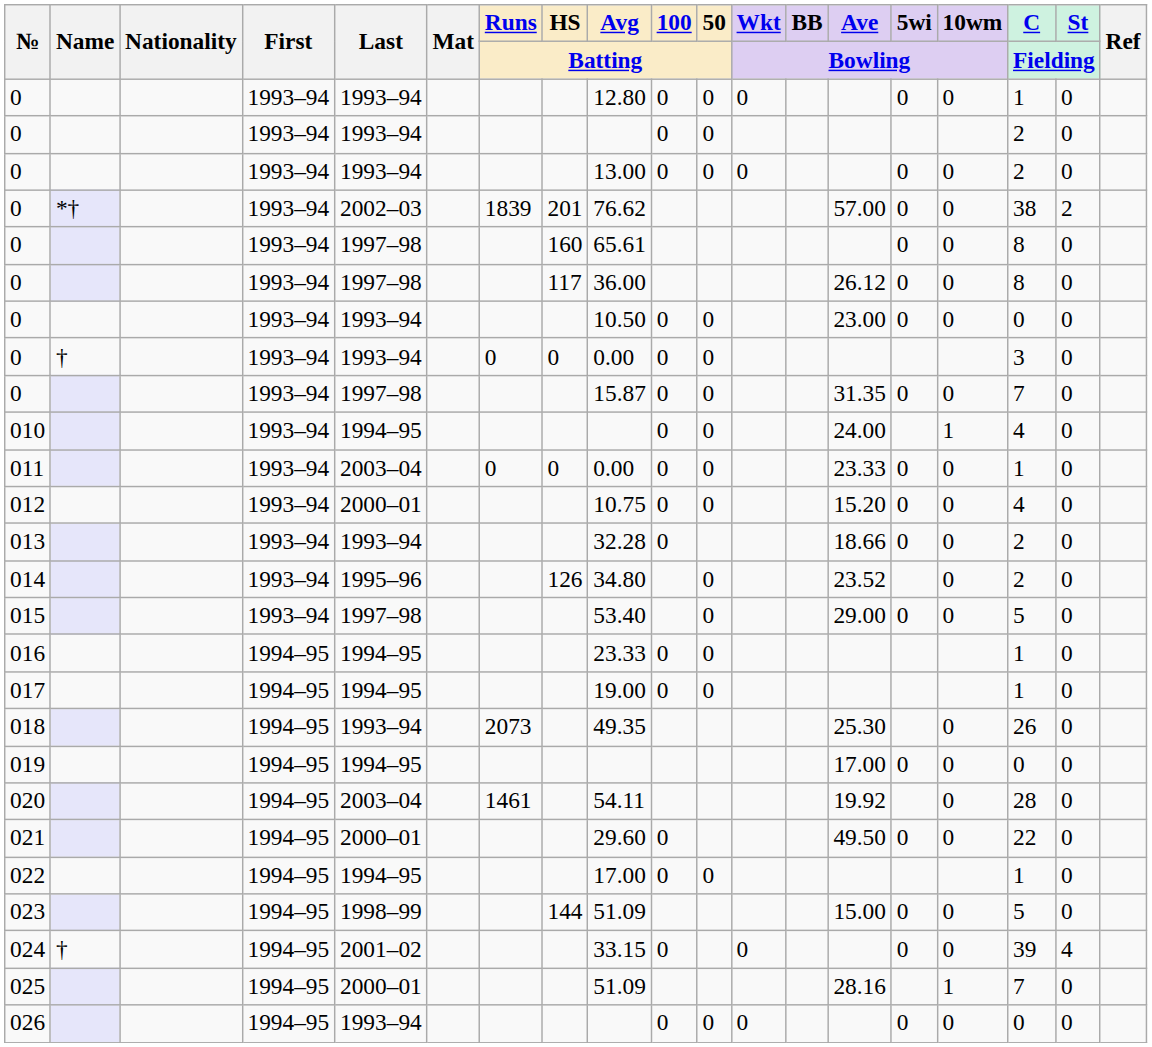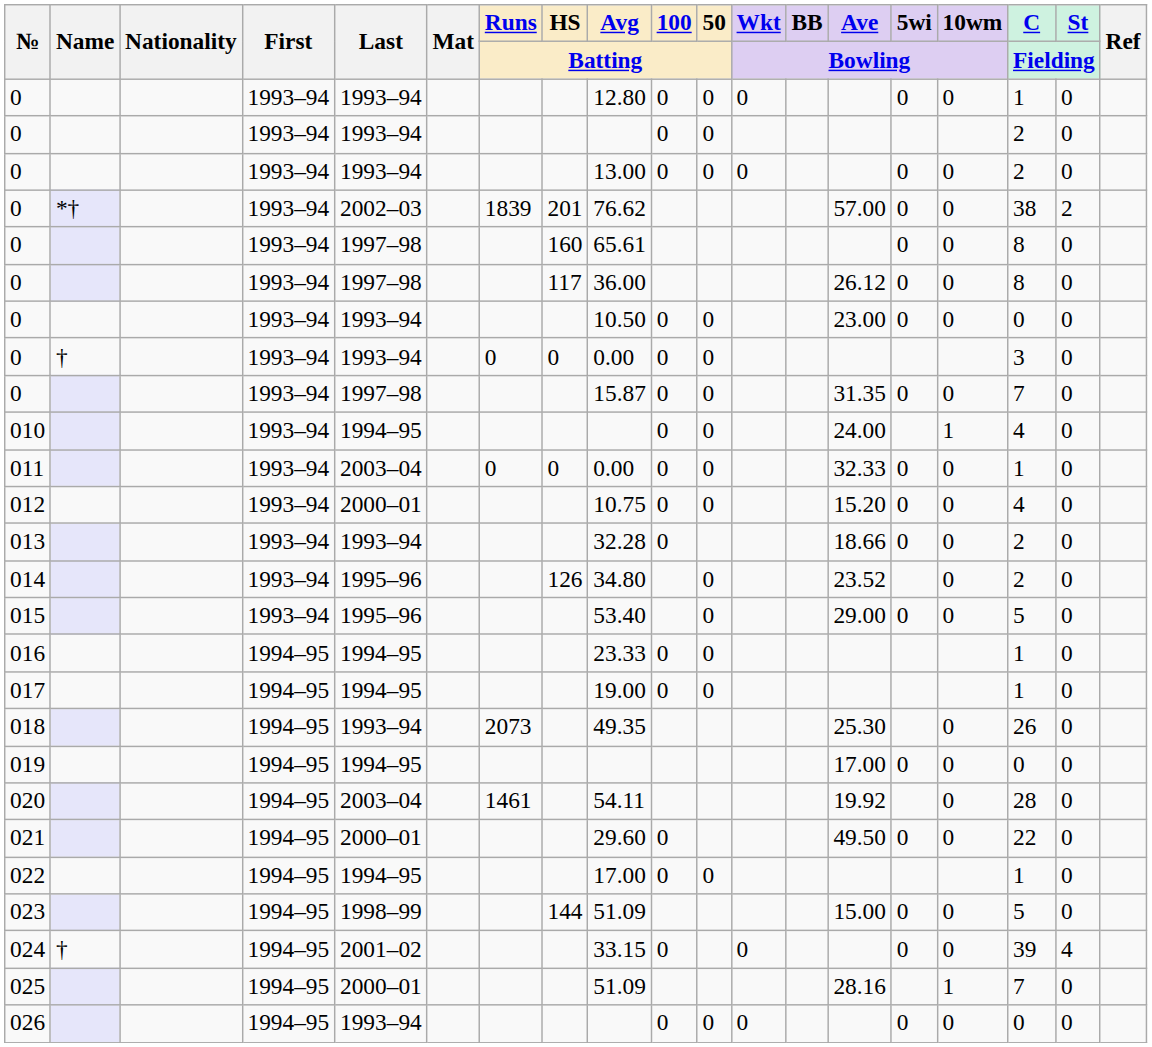(860, 467) 23.33 -> (860, 467) 32.33
(381, 615) 1997–98 -> (381, 615) 1995–96
